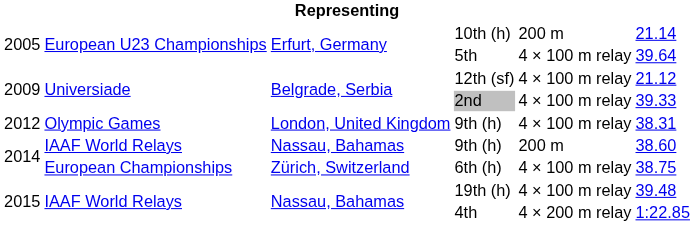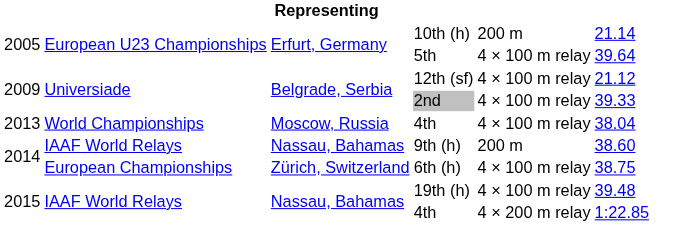- row: (22, 123)
+ row: (22, 123)
